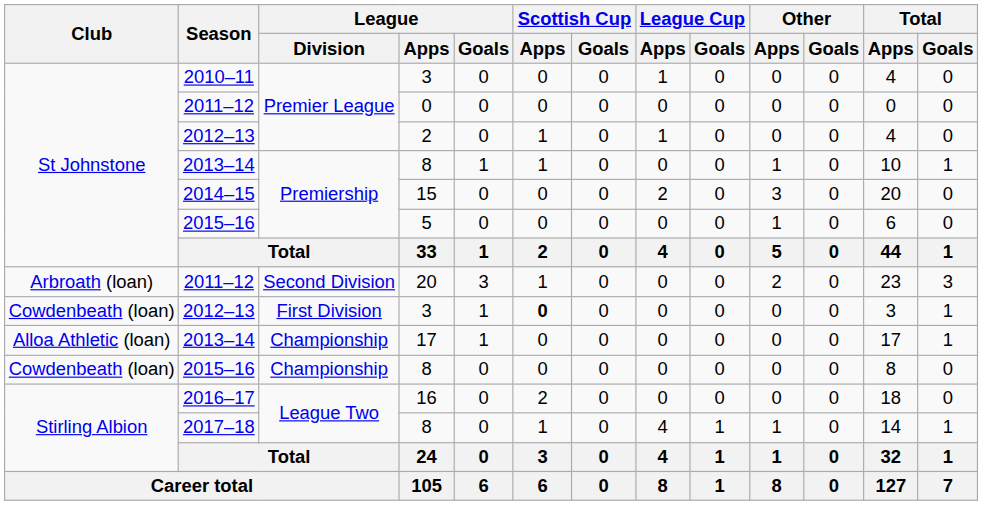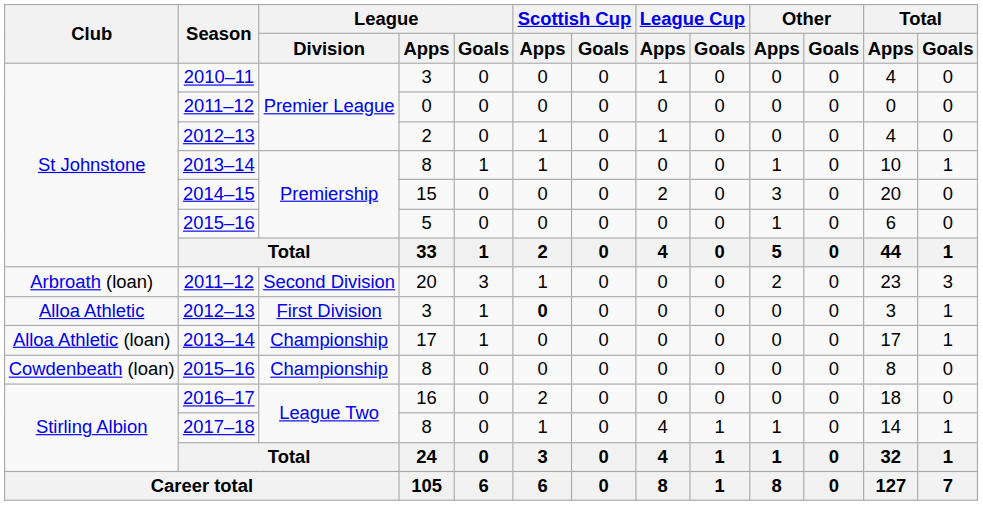(92, 310) Cowdenbeath (loan) -> (92, 310) Alloa Athletic
